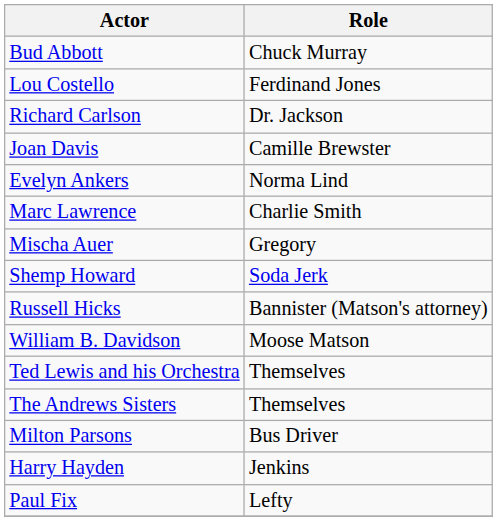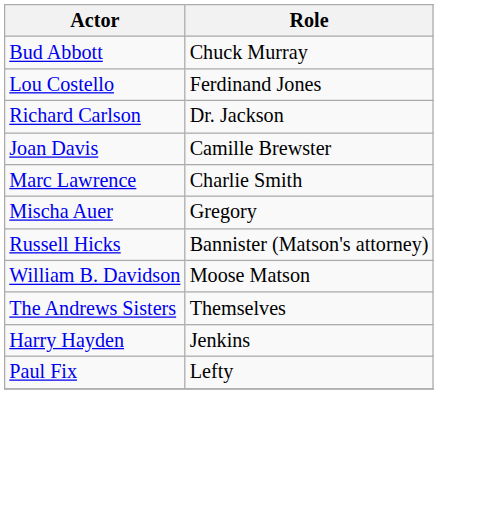- row: (69, 180)
- row: (72, 276)
- row: (124, 372)
- row: (71, 436)
